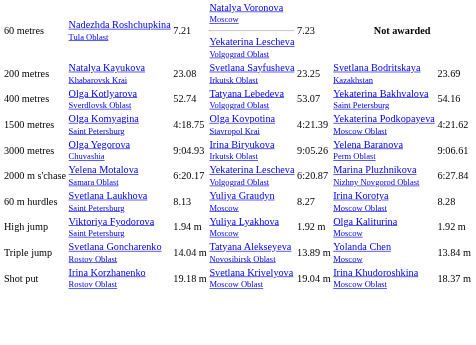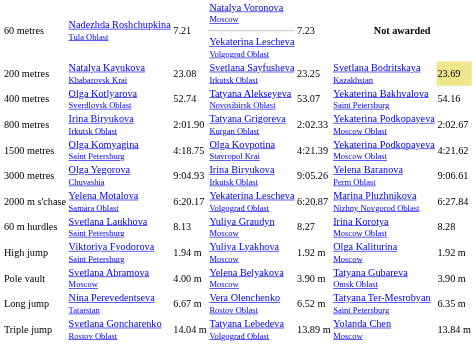(449, 73) no background -> (449, 73) khaki background
(247, 99) Tatyana Lebedeva Volgograd Oblast -> (250, 99) Tatyana Alekseyeva Novosibirsk Oblast
+ row: (27, 124)
+ row: (25, 278)
+ row: (27, 304)
(250, 252) Tatyana Alekseyeva Novosibirsk Oblast -> (247, 329) Tatyana Lebedeva Volgograd Oblast
- row: (21, 278)
